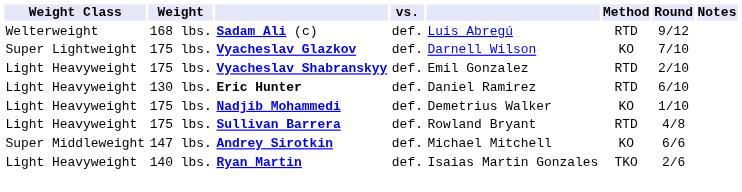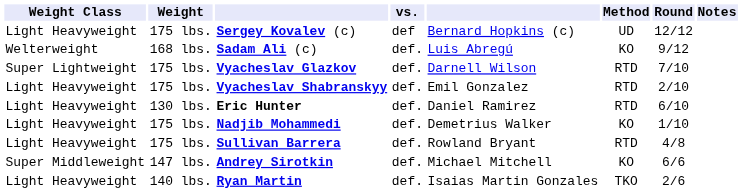+ row: (286, 31)
(626, 31) RTD -> (626, 50) KO
(626, 50) KO -> (626, 69) RTD
